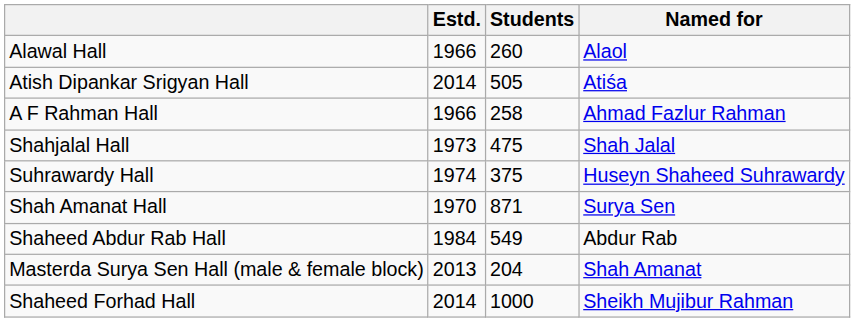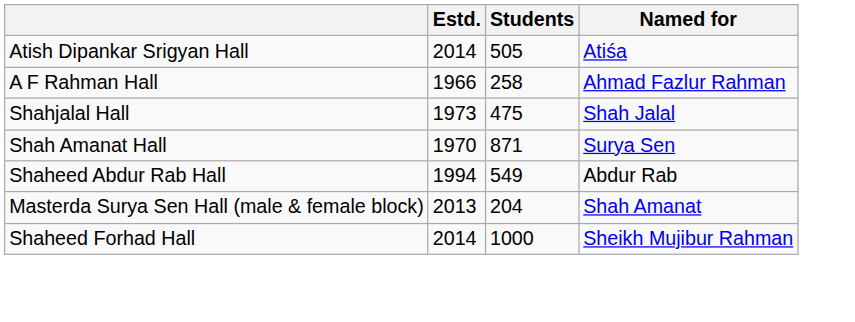- row: (58, 51)
- row: (81, 176)
(455, 238) 1984 -> (455, 176) 1994
